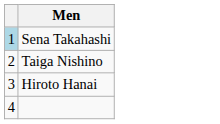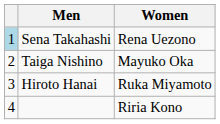+ column: (165, 15)
